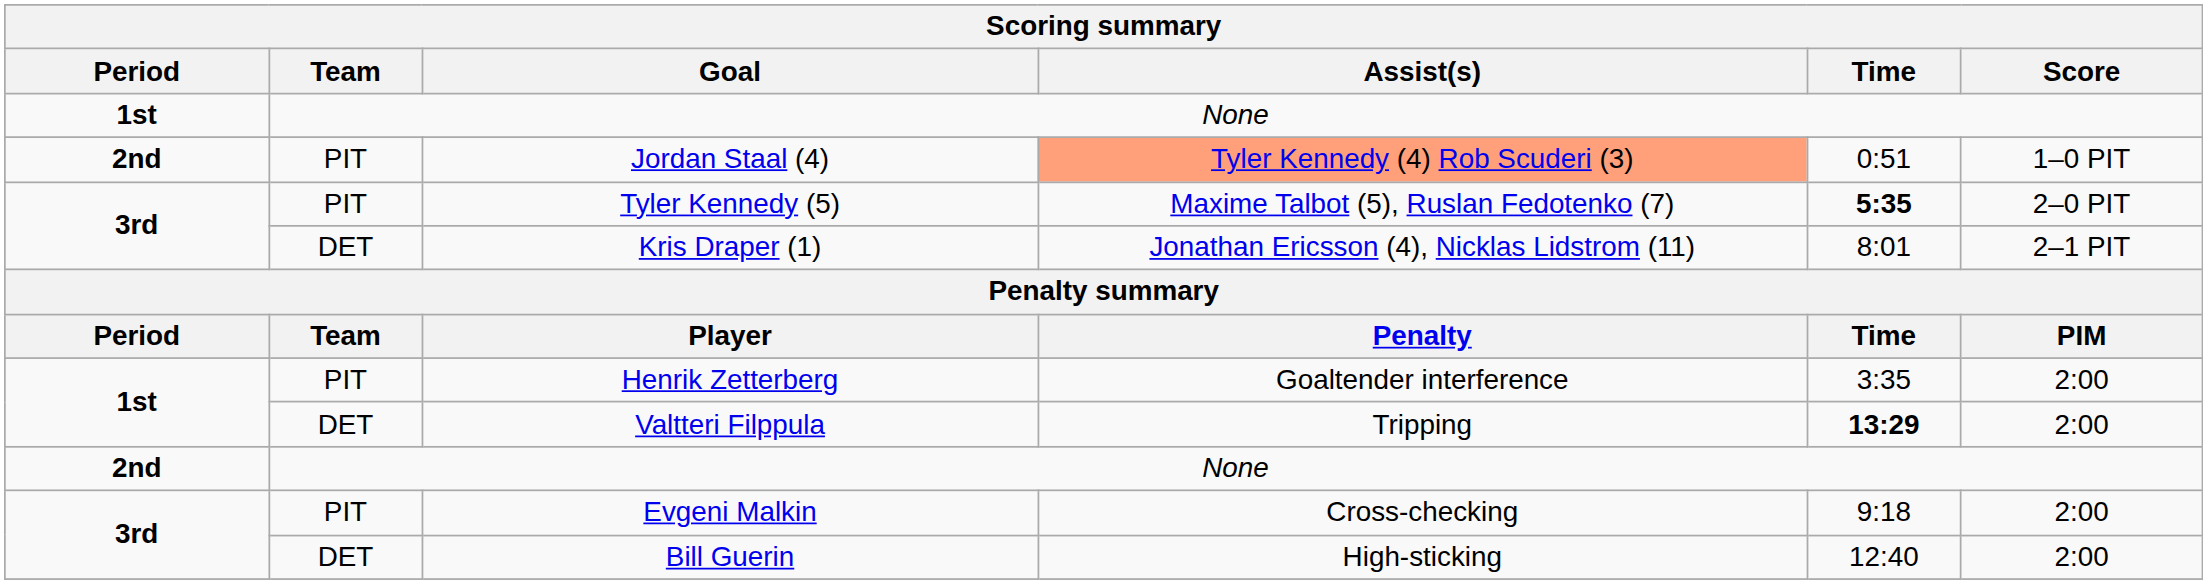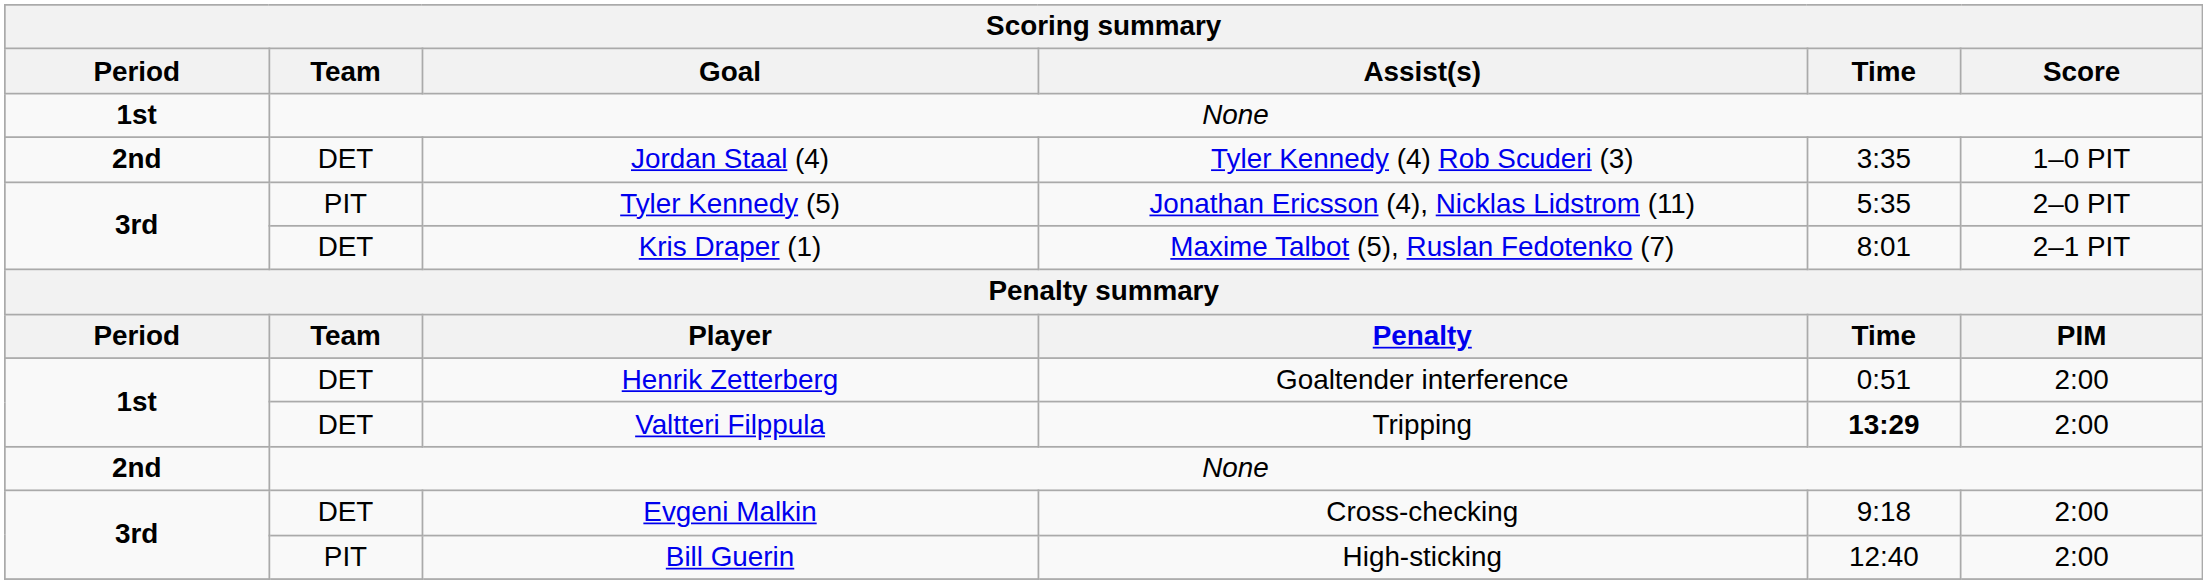(345, 159) PIT -> (345, 159) DET
(1422, 159) lightsalmon background -> (1422, 159) no background
(1884, 159) 0:51 -> (1884, 159) 3:35
(1422, 203) Maxime Talbot (5), Ruslan Fedotenko (7) -> (1422, 203) Jonathan Ericsson (4), Nicklas Lidstrom (11)
(1884, 203) bold -> (1884, 203) normal
(1422, 247) Jonathan Ericsson (4), Nicklas Lidstrom (11) -> (1422, 247) Maxime Talbot (5), Ruslan Fedotenko (7)
(345, 379) PIT -> (345, 379) DET
(1884, 379) 3:35 -> (1884, 379) 0:51
(345, 512) PIT -> (345, 512) DET
(345, 556) DET -> (345, 556) PIT
